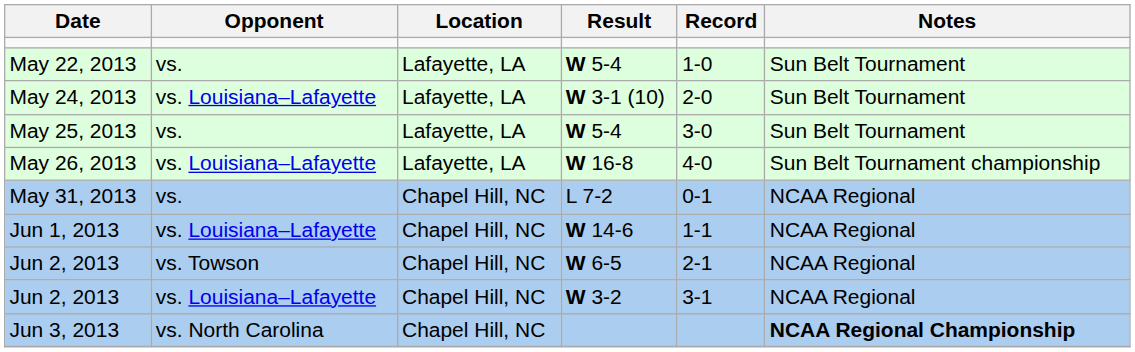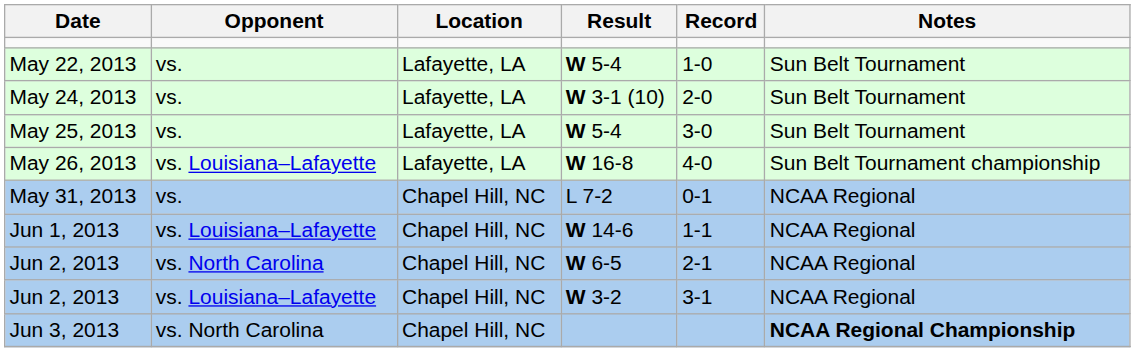(266, 97) vs. Louisiana–Lafayette -> (169, 97) vs.
(207, 263) vs. Towson -> (240, 263) vs. North Carolina
